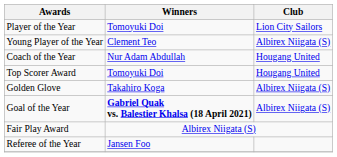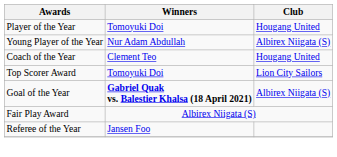(289, 27) Lion City Sailors -> (288, 27) Hougang United
(132, 42) Clement Teo -> (146, 42) Nur Adam Abdullah
(146, 57) Nur Adam Abdullah -> (132, 57) Clement Teo
(288, 73) Hougang United -> (289, 73) Lion City Sailors
- row: (34, 88)
